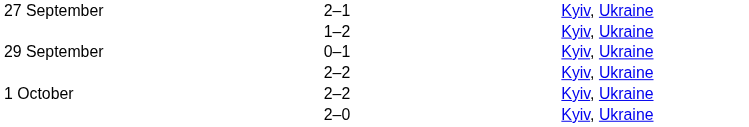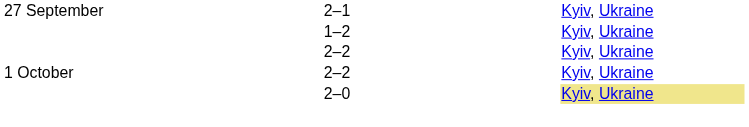- row: (54, 52)
(607, 114) no background -> (607, 94) khaki background
